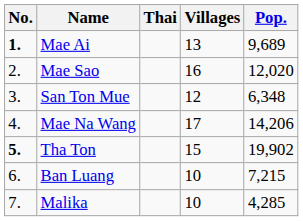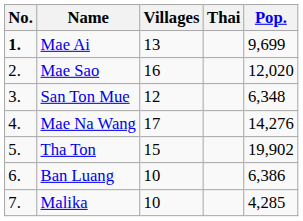columns swapped: (160, 17) <-> (212, 17)
(267, 44) 9,689 -> (267, 44) 9,699
(271, 123) 14,206 -> (271, 123) 14,276
(15, 149) bold -> (15, 149) normal
(267, 176) 7,215 -> (267, 176) 6,386
